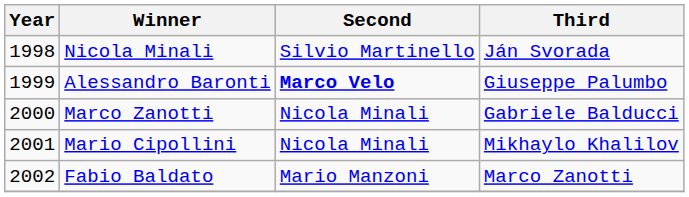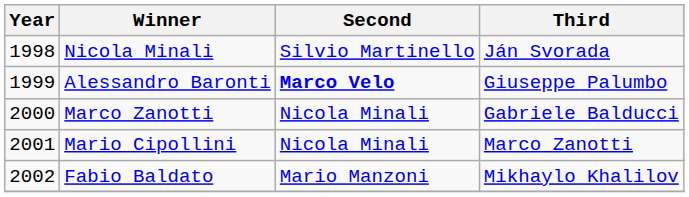(581, 145) Mikhaylo Khalilov -> (558, 145) Marco Zanotti
(558, 176) Marco Zanotti -> (581, 176) Mikhaylo Khalilov
